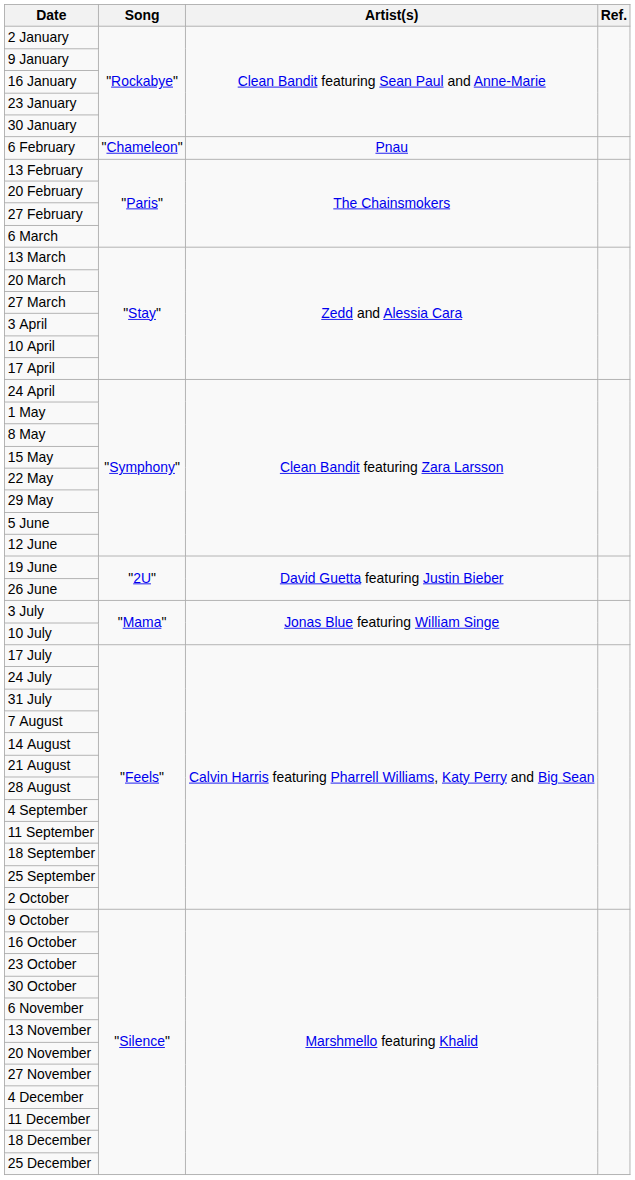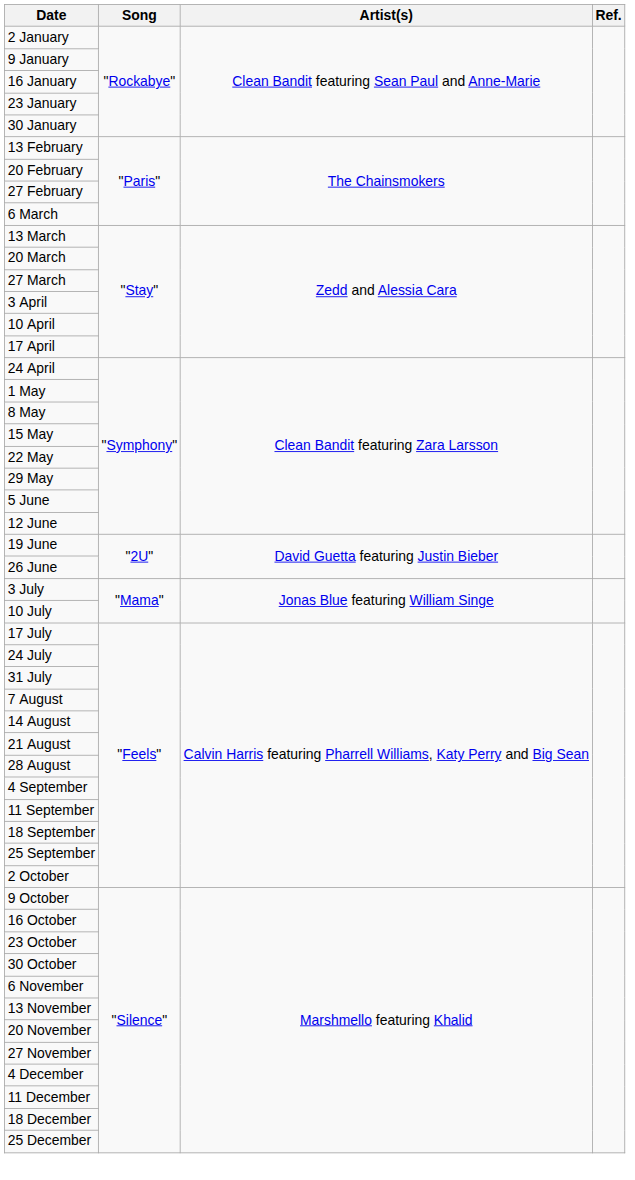- row: (41, 147)
